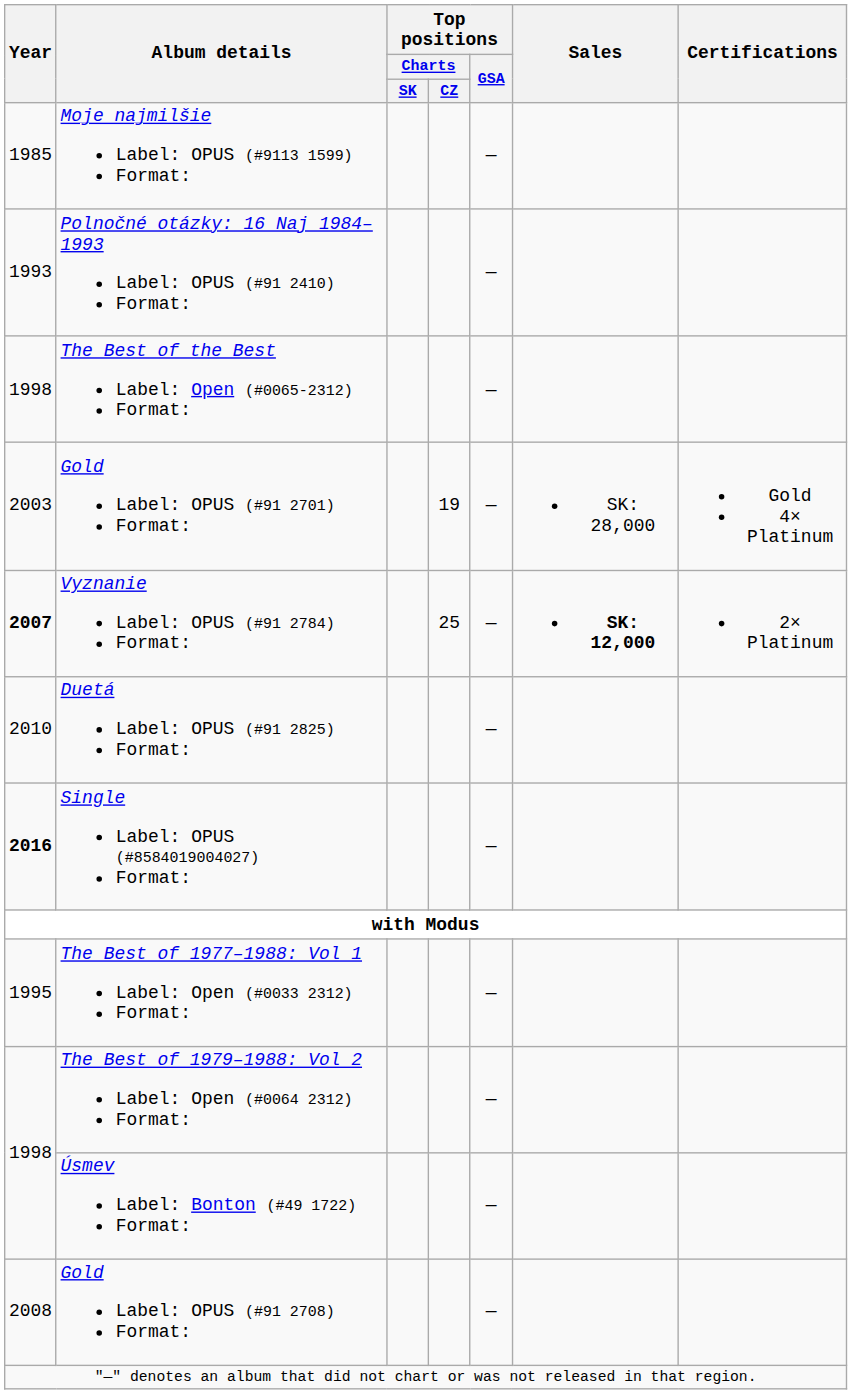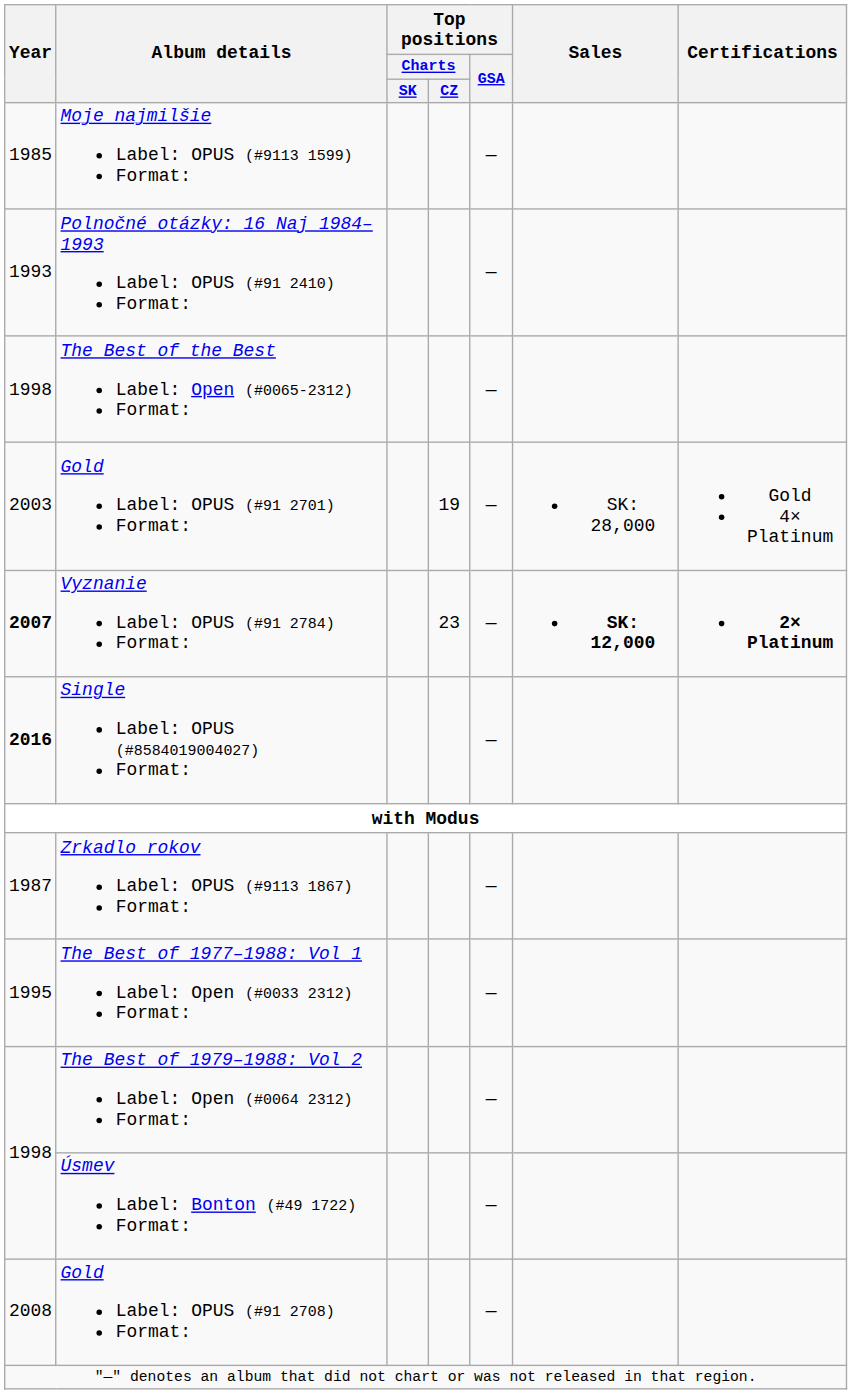(449, 623) 25 -> (449, 623) 23
(763, 633) normal -> (763, 633) bold
- row: (222, 721)
+ row: (222, 877)
